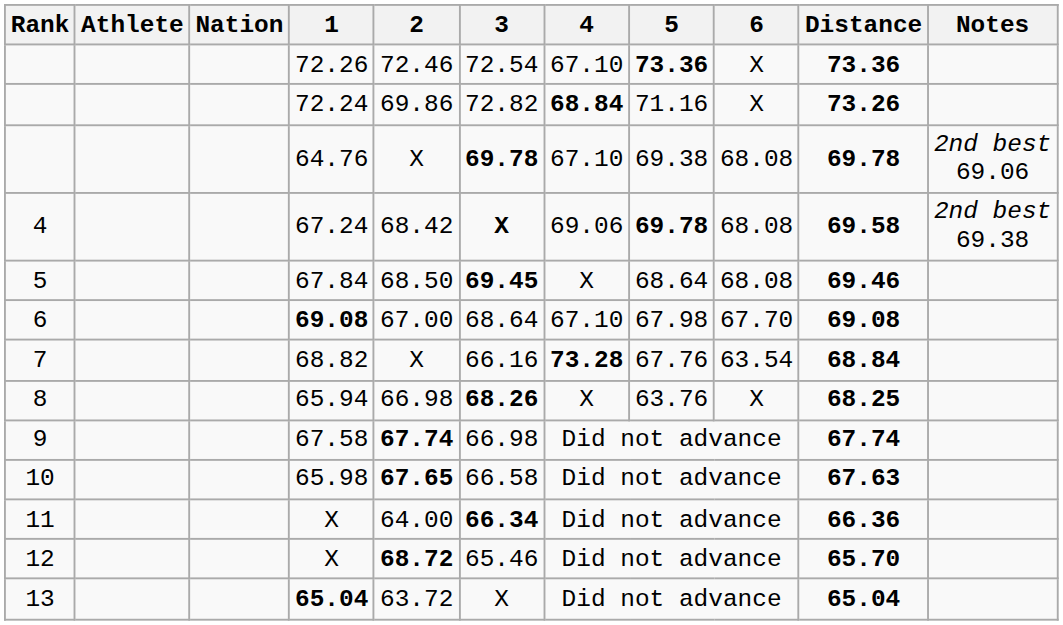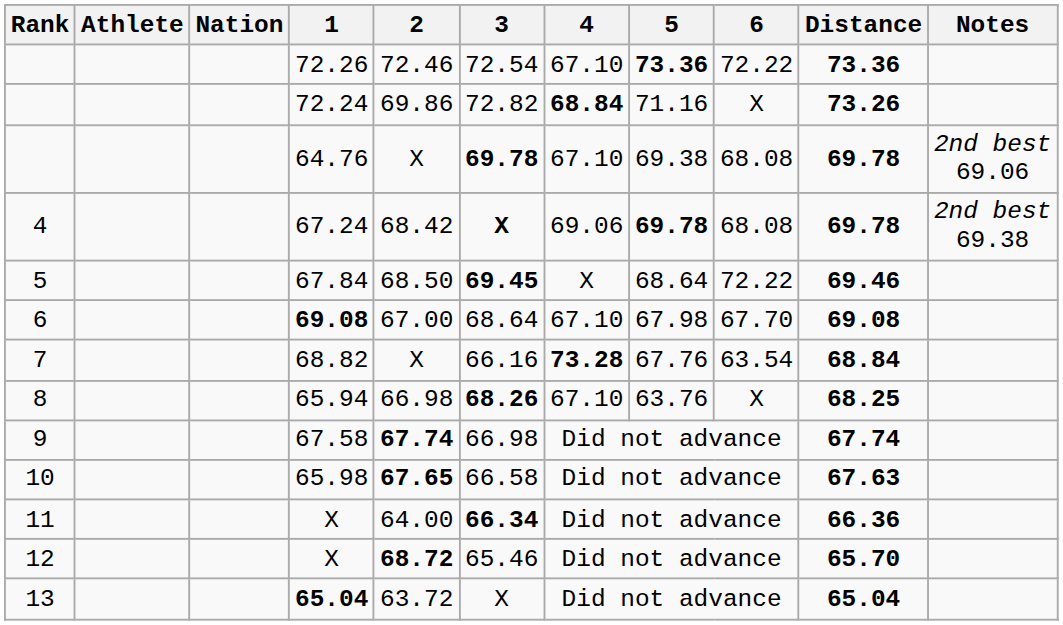(757, 65) X -> (757, 65) 72.22
(864, 226) 69.58 -> (864, 226) 69.78
(757, 280) 68.08 -> (757, 280) 72.22
(587, 400) X -> (587, 400) 67.10
